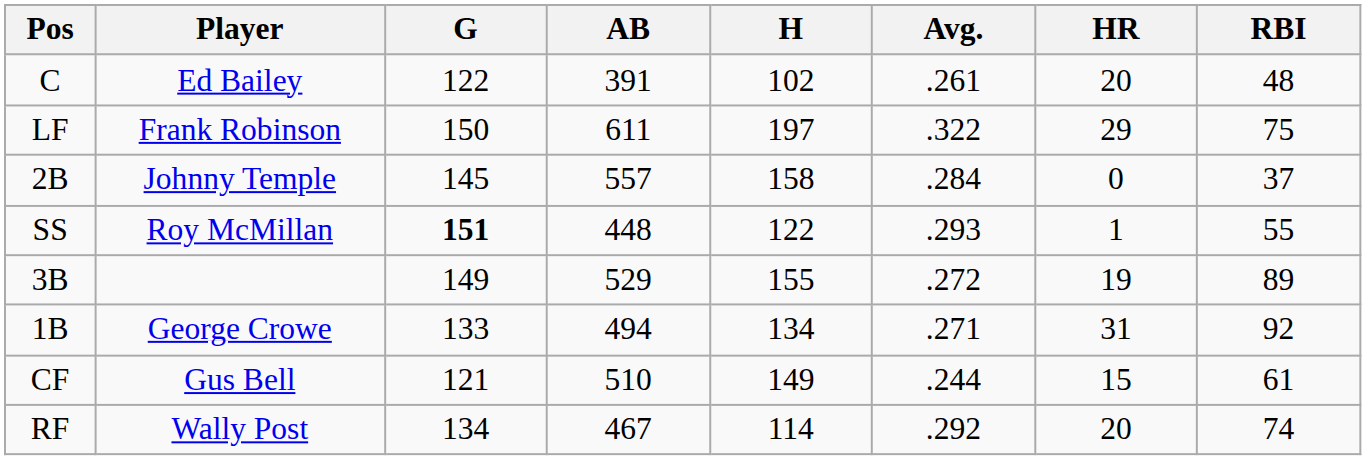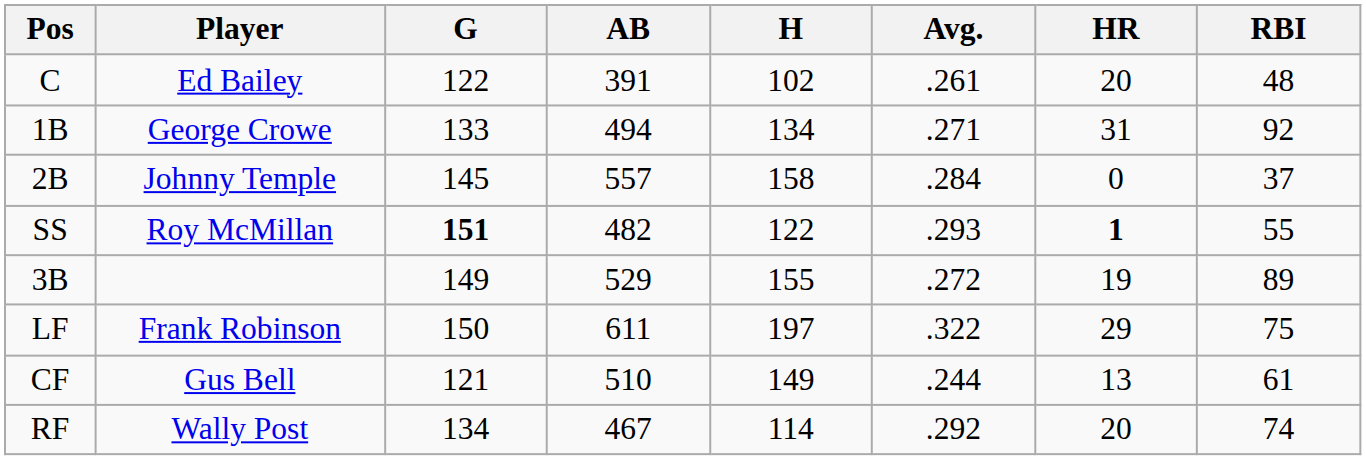rows swapped: (50, 329) <-> (50, 129)
(628, 229) 448 -> (628, 229) 482
(1116, 229) normal -> (1116, 229) bold
(1116, 379) 15 -> (1116, 379) 13
